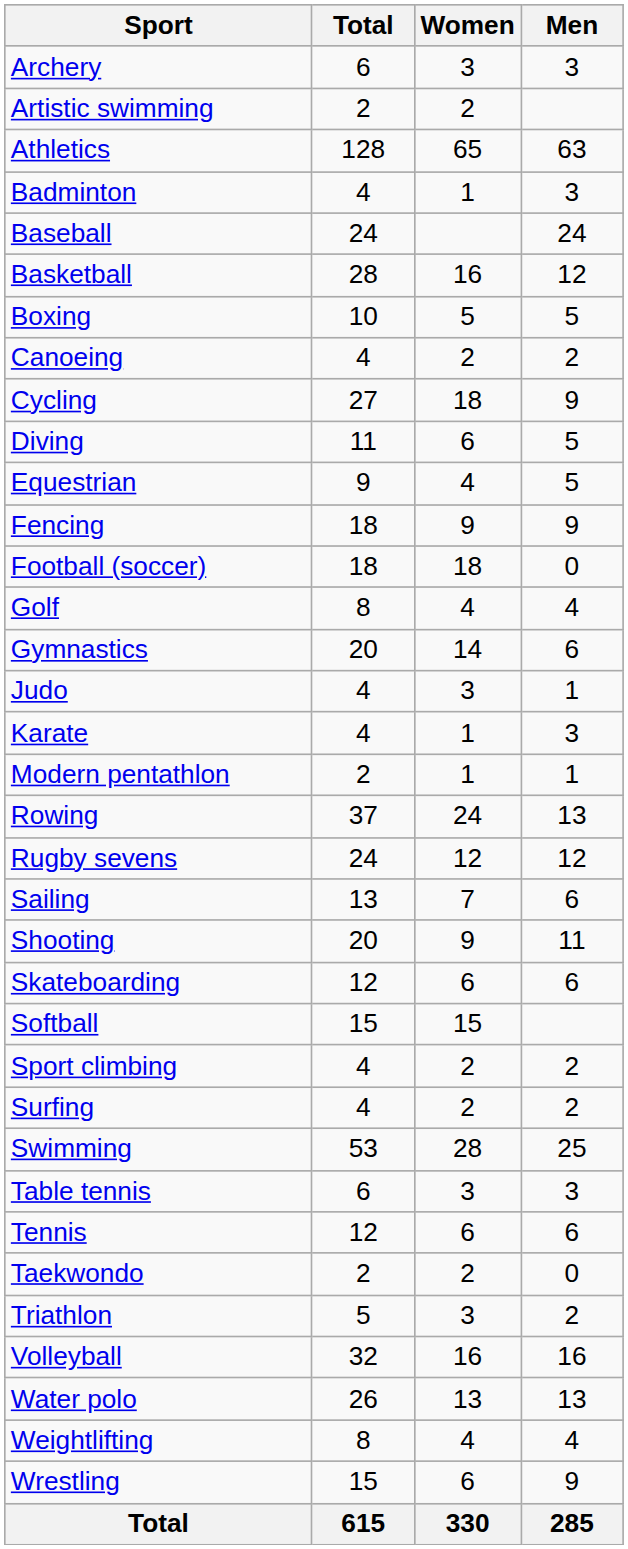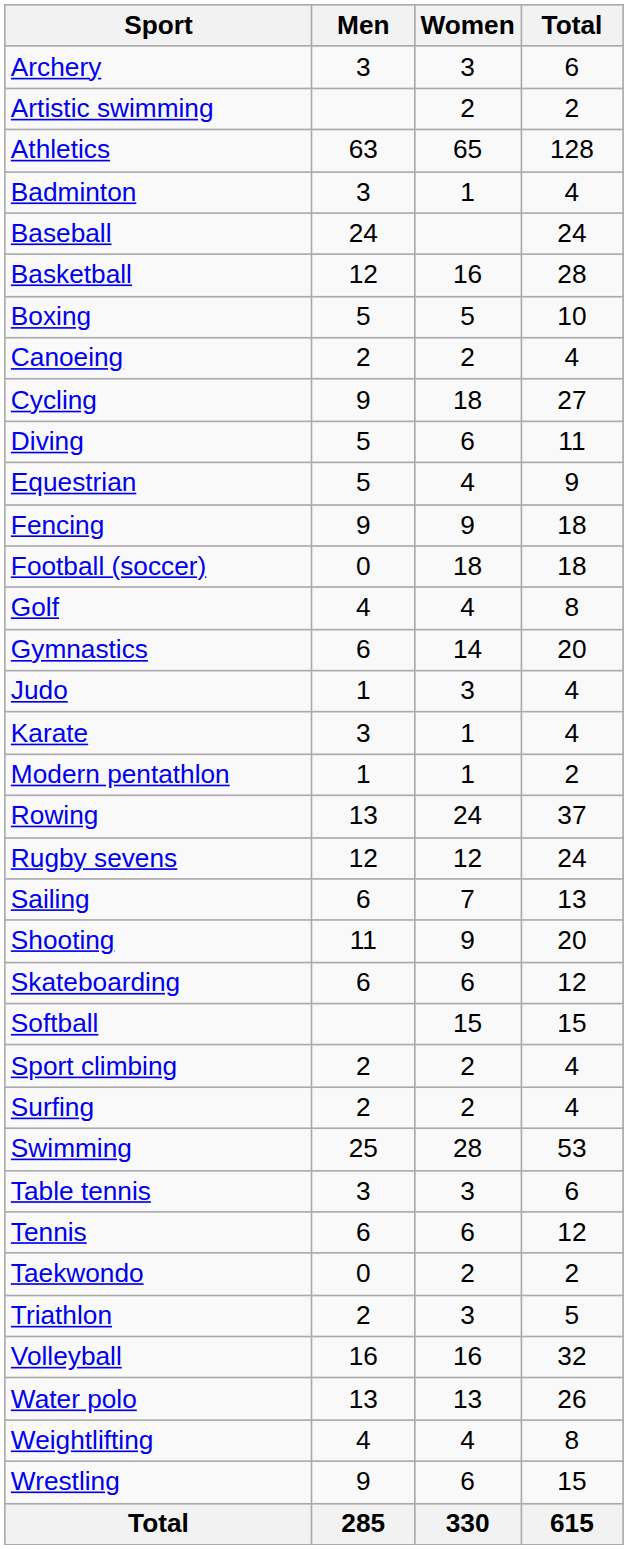columns swapped: (572, 25) <-> (363, 25)
